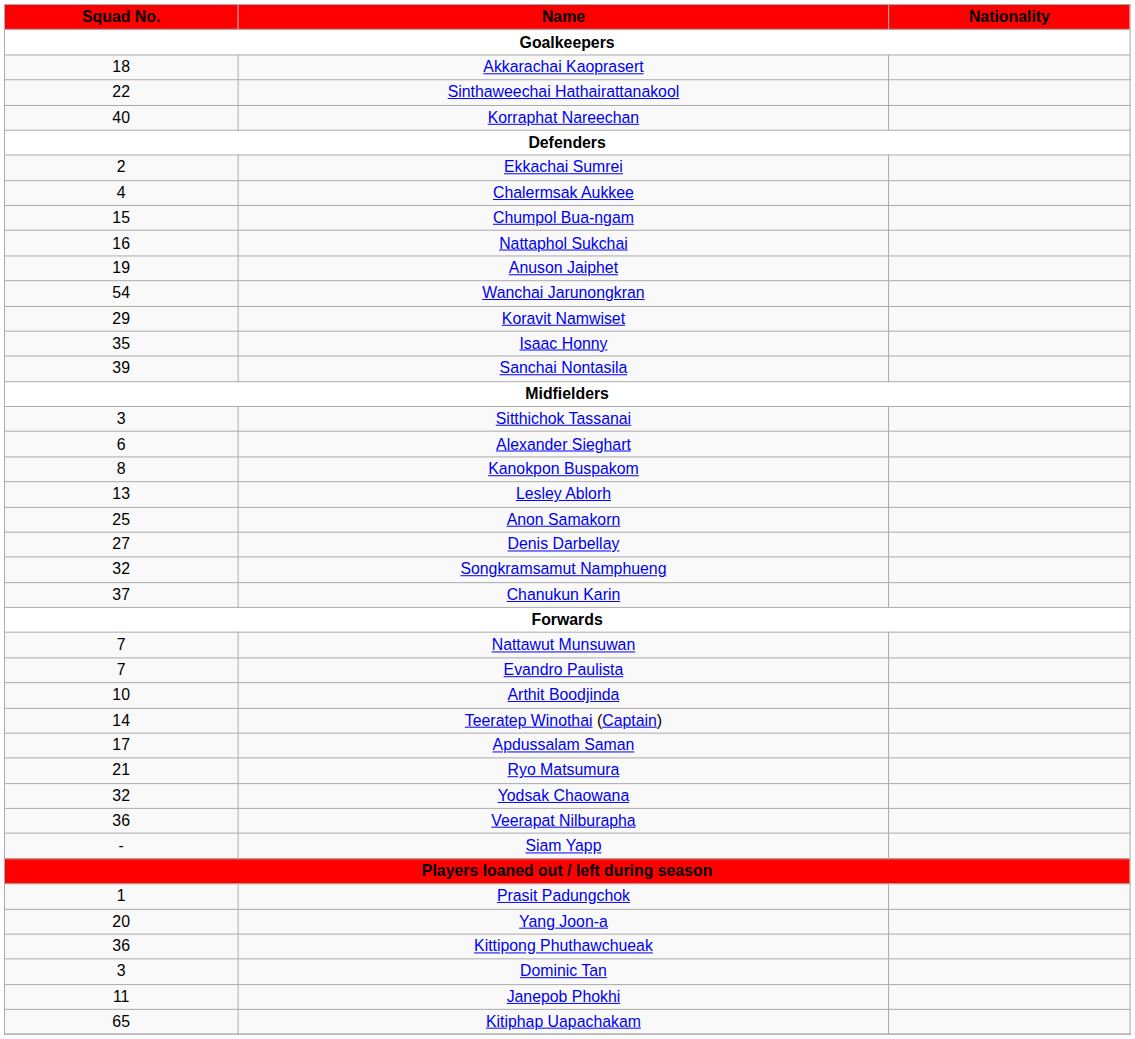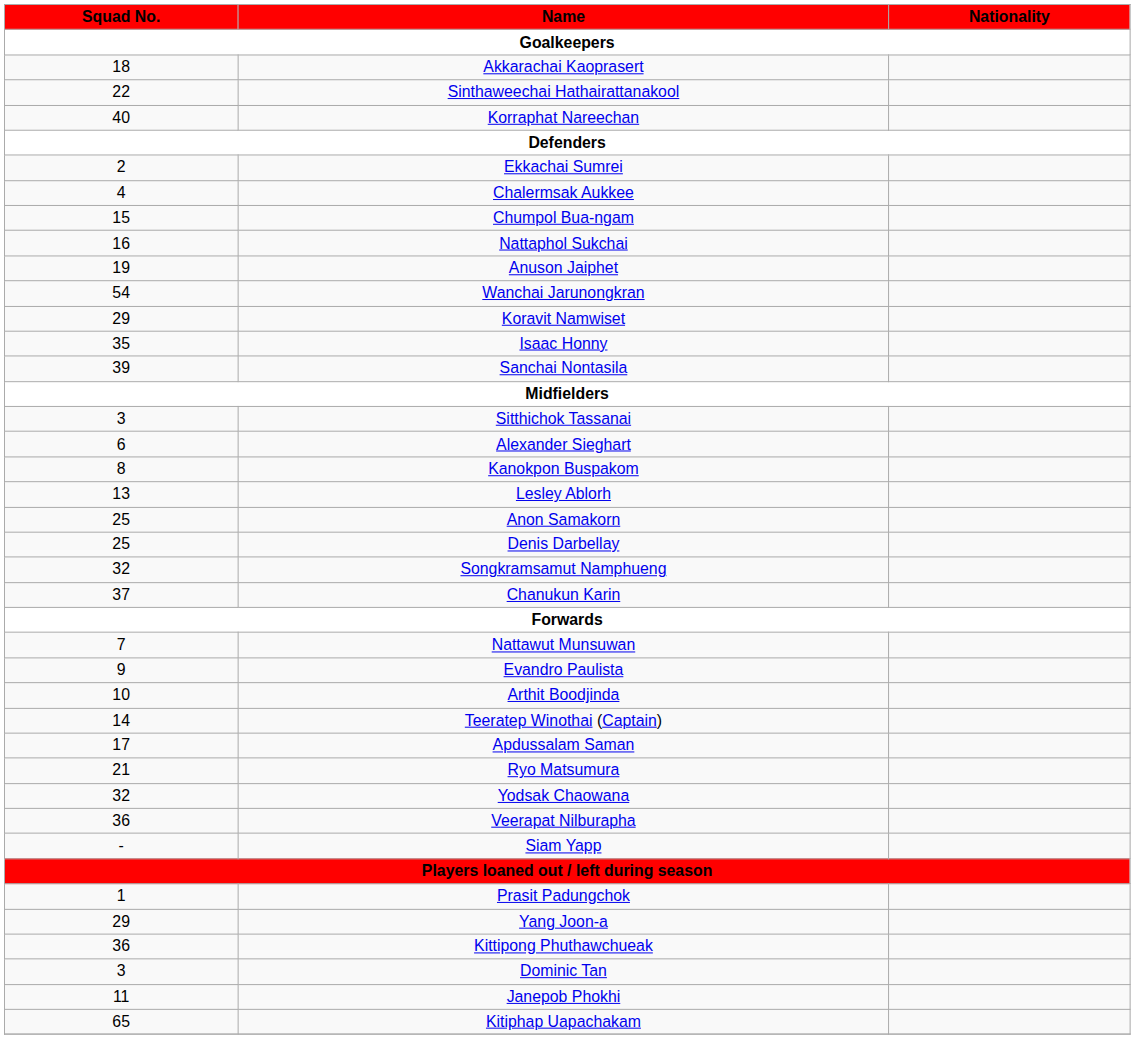(121, 544) 27 -> (121, 544) 25
(121, 670) 7 -> (121, 670) 9
(121, 921) 20 -> (121, 921) 29
